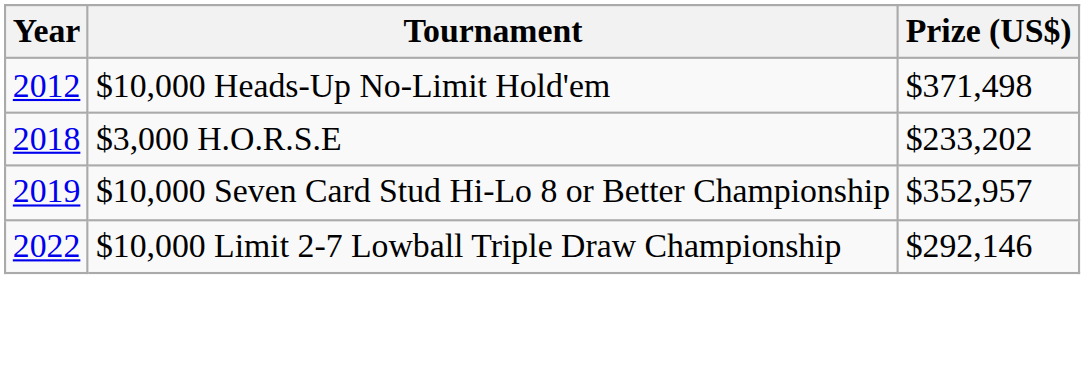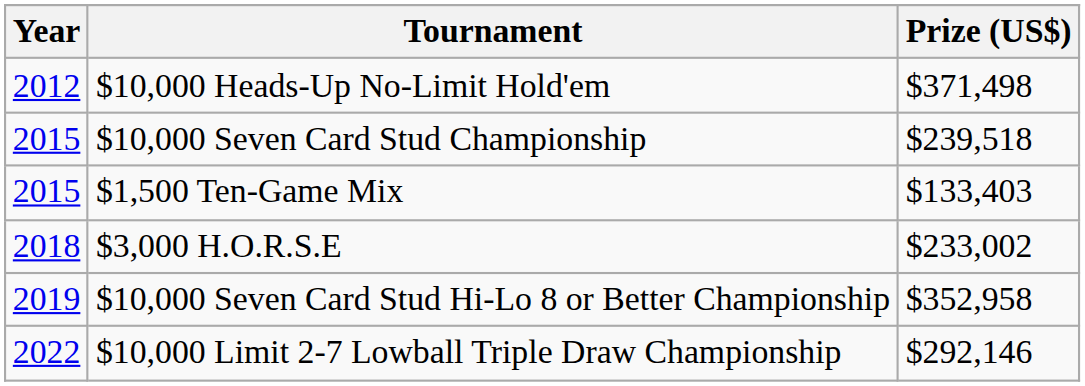+ row: (371, 138)
+ row: (250, 191)
(969, 138) $233,202 -> (969, 245) $233,002
(969, 191) $352,957 -> (969, 298) $352,958
